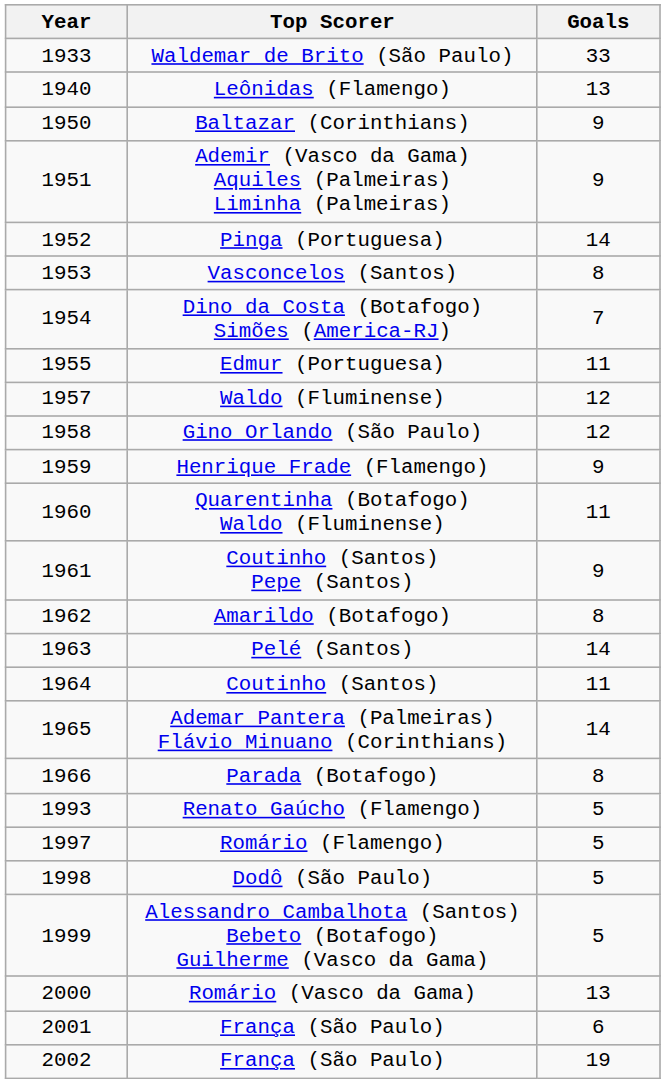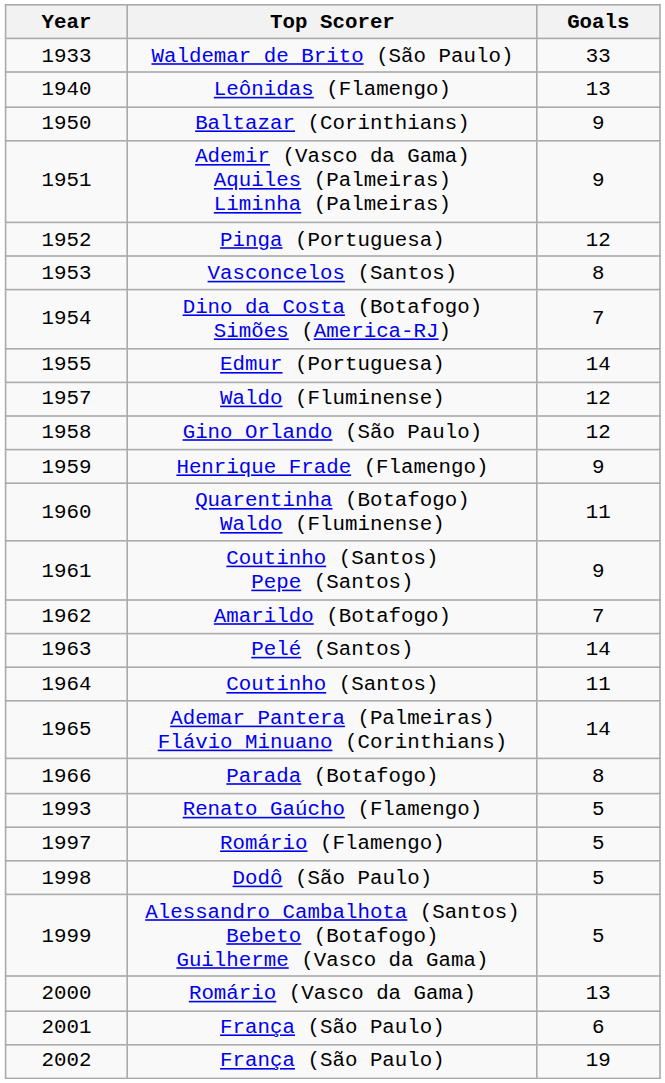(598, 239) 14 -> (598, 239) 12
(598, 365) 11 -> (598, 365) 14
(598, 616) 8 -> (598, 616) 7
